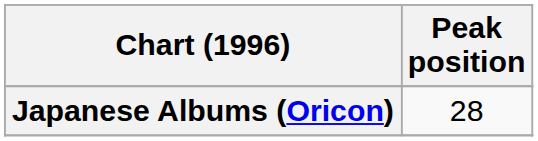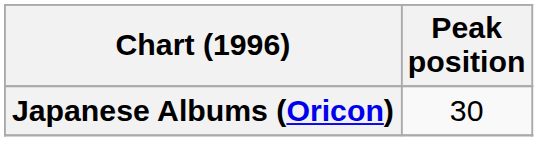(467, 110) 28 -> (467, 110) 30
